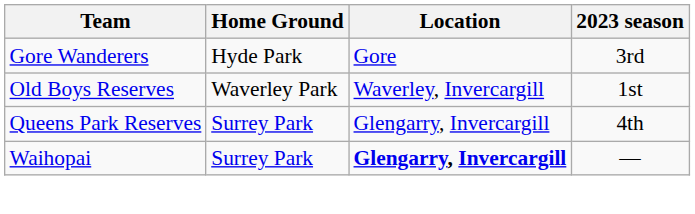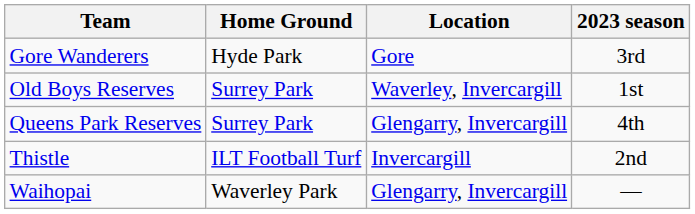(274, 89) Waverley Park -> (262, 89) Surrey Park
+ row: (39, 157)
(262, 157) Surrey Park -> (274, 191) Waverley Park
(460, 157) bold -> (469, 191) normal
